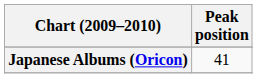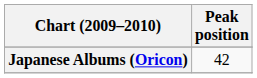(222, 60) 41 -> (222, 60) 42
